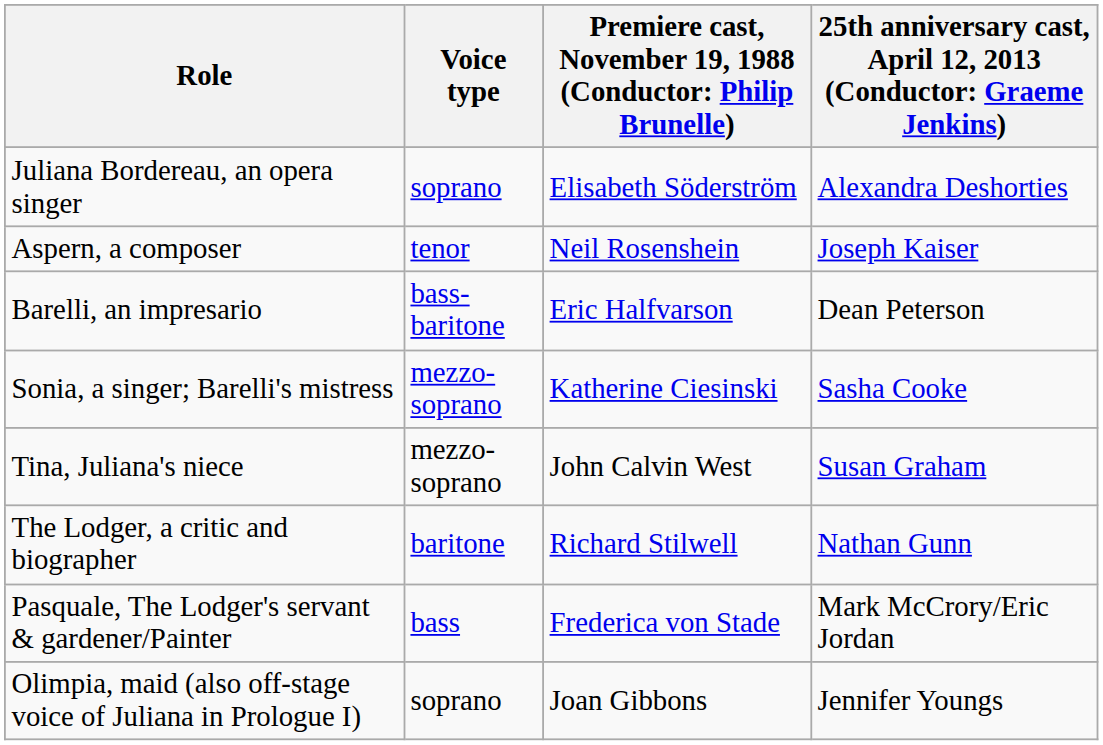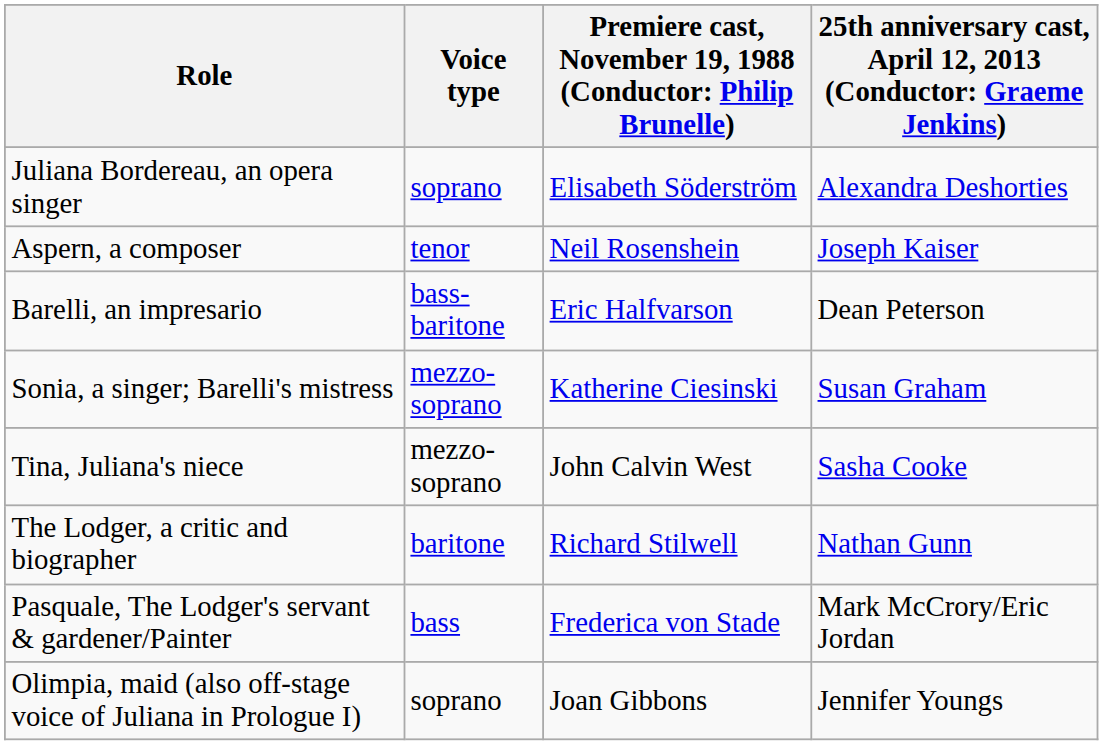(892, 388) Sasha Cooke -> (902, 388) Susan Graham
(902, 466) Susan Graham -> (892, 466) Sasha Cooke
